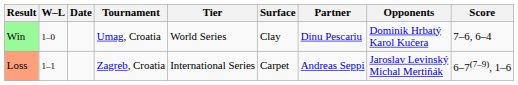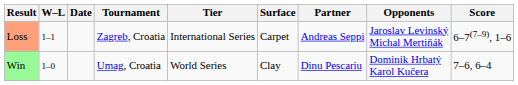rows swapped: (16, 36) <-> (17, 65)
